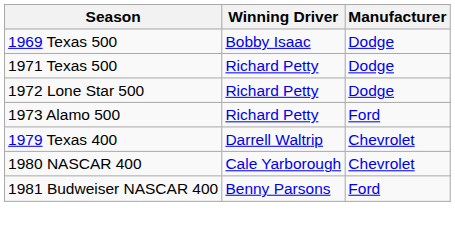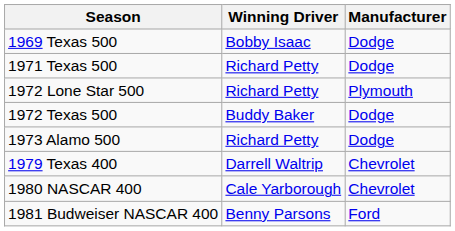(371, 91) Dodge -> (381, 91) Plymouth
+ row: (63, 115)
(364, 115) Ford -> (371, 140) Dodge
